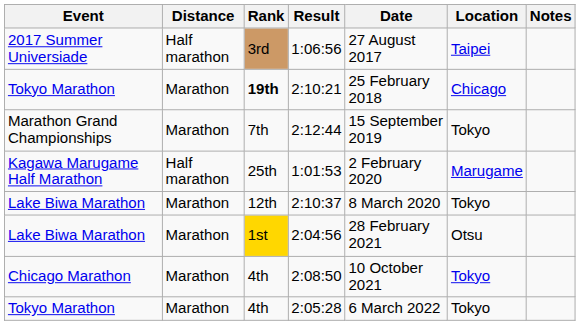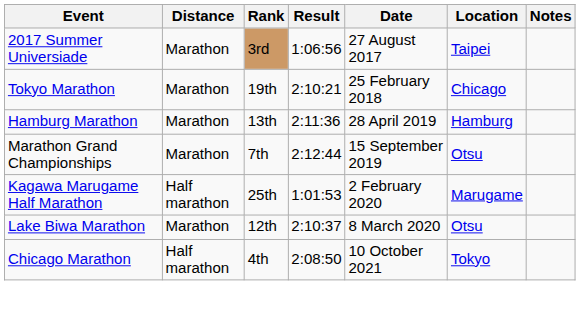(197, 48) Half marathon -> (197, 48) Marathon
(263, 89) bold -> (262, 89) normal
+ row: (316, 121)
(471, 130) Tokyo -> (467, 154) Otsu
(471, 203) Tokyo -> (467, 227) Otsu
- row: (316, 235)
(197, 276) Marathon -> (197, 259) Half marathon
- row: (316, 308)
